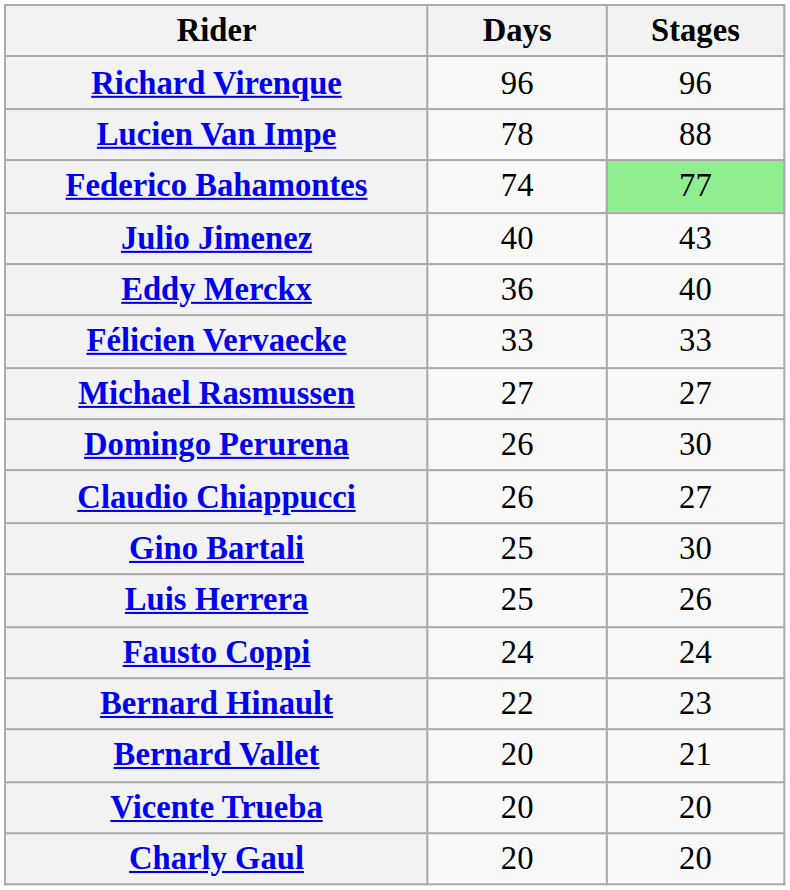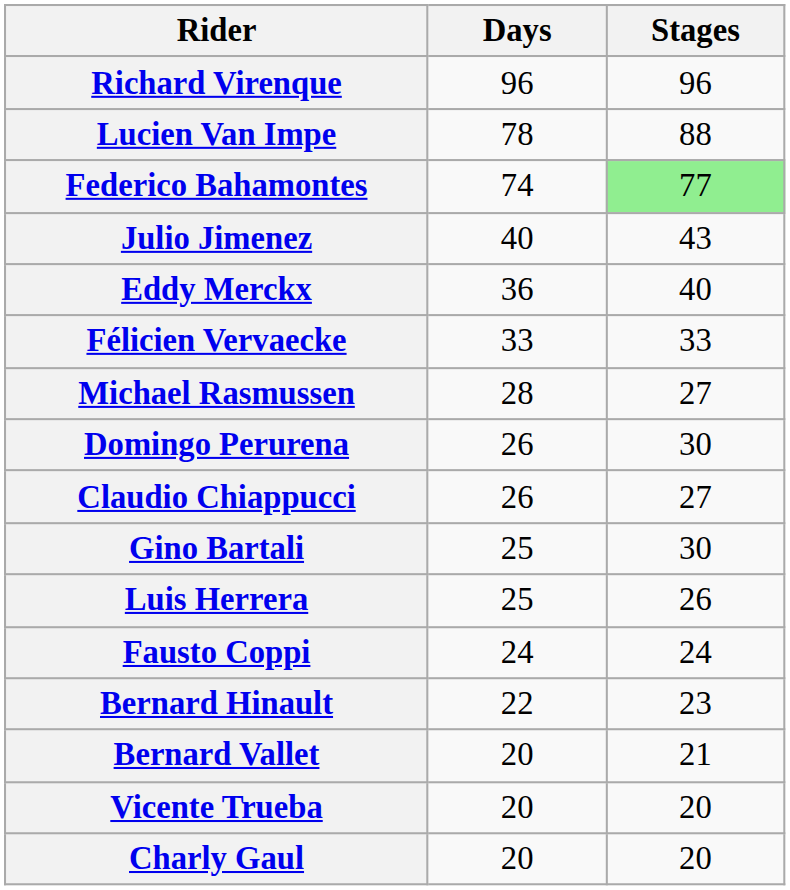(517, 392) 27 -> (517, 392) 28
